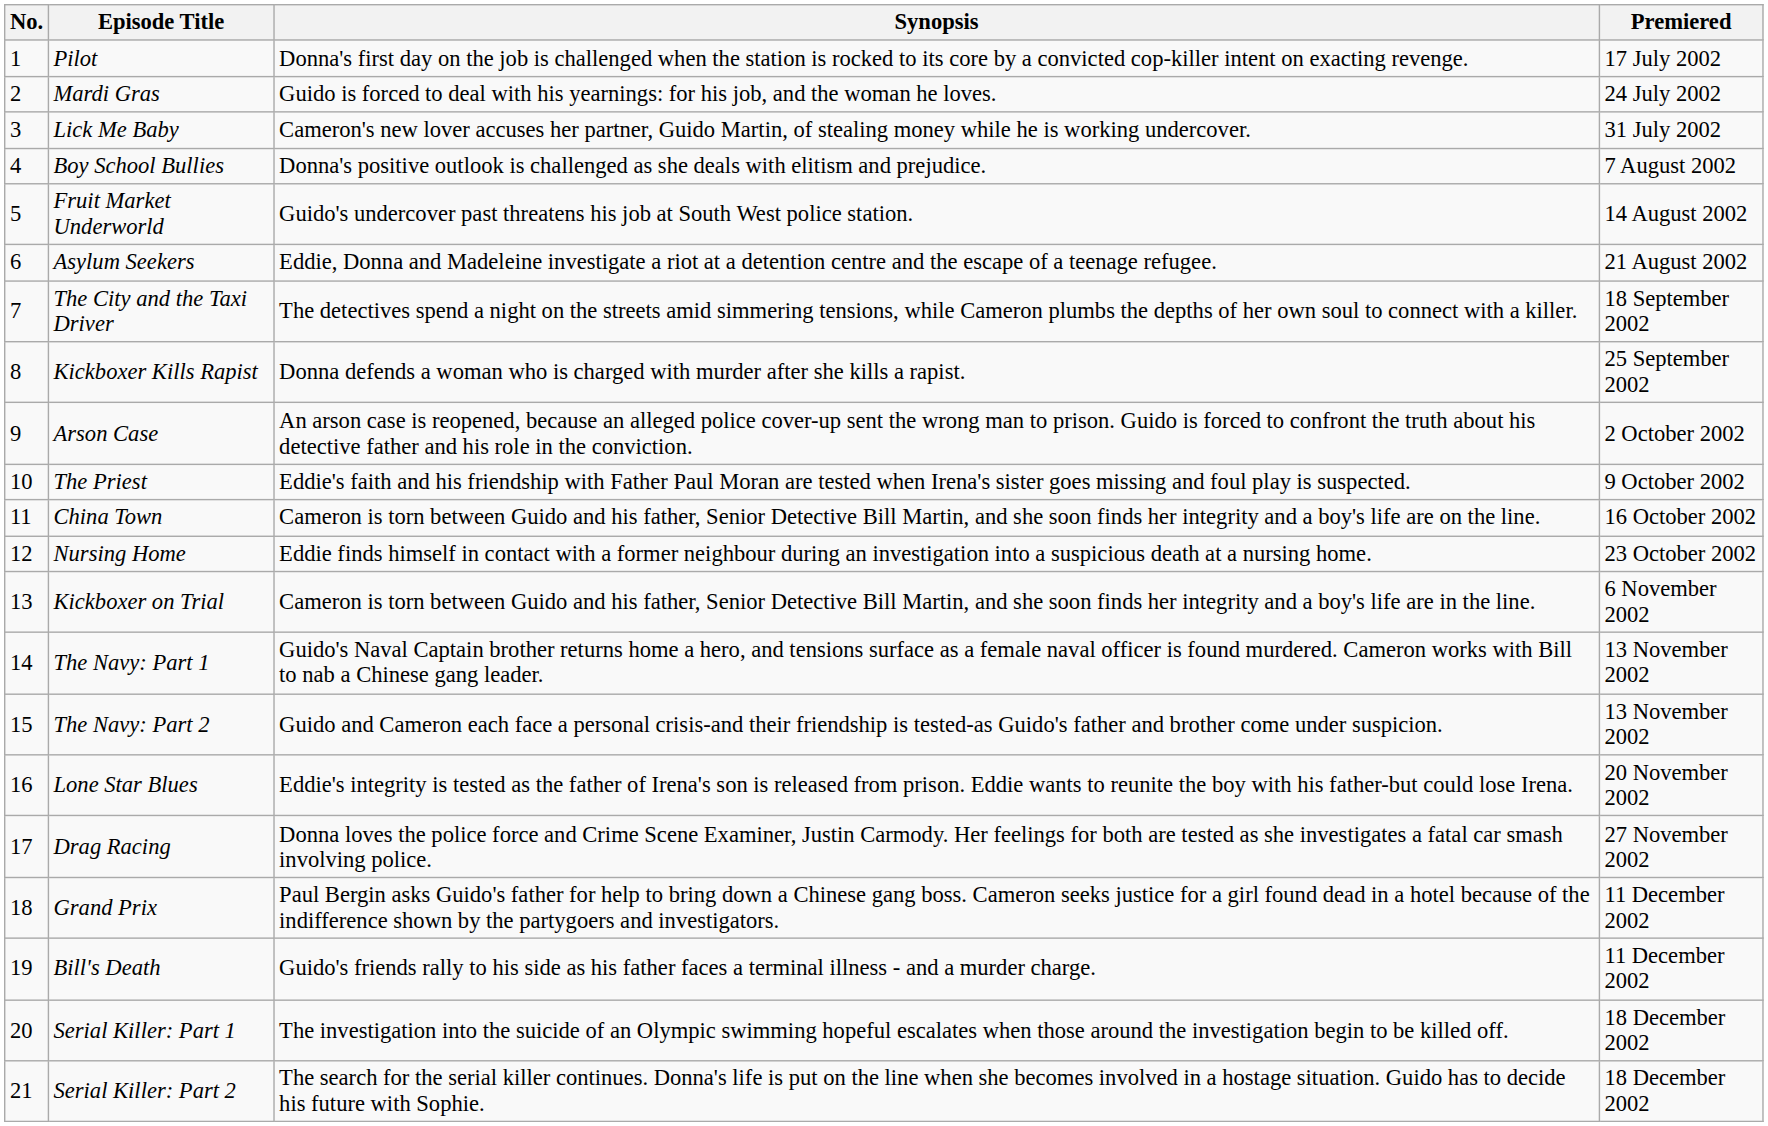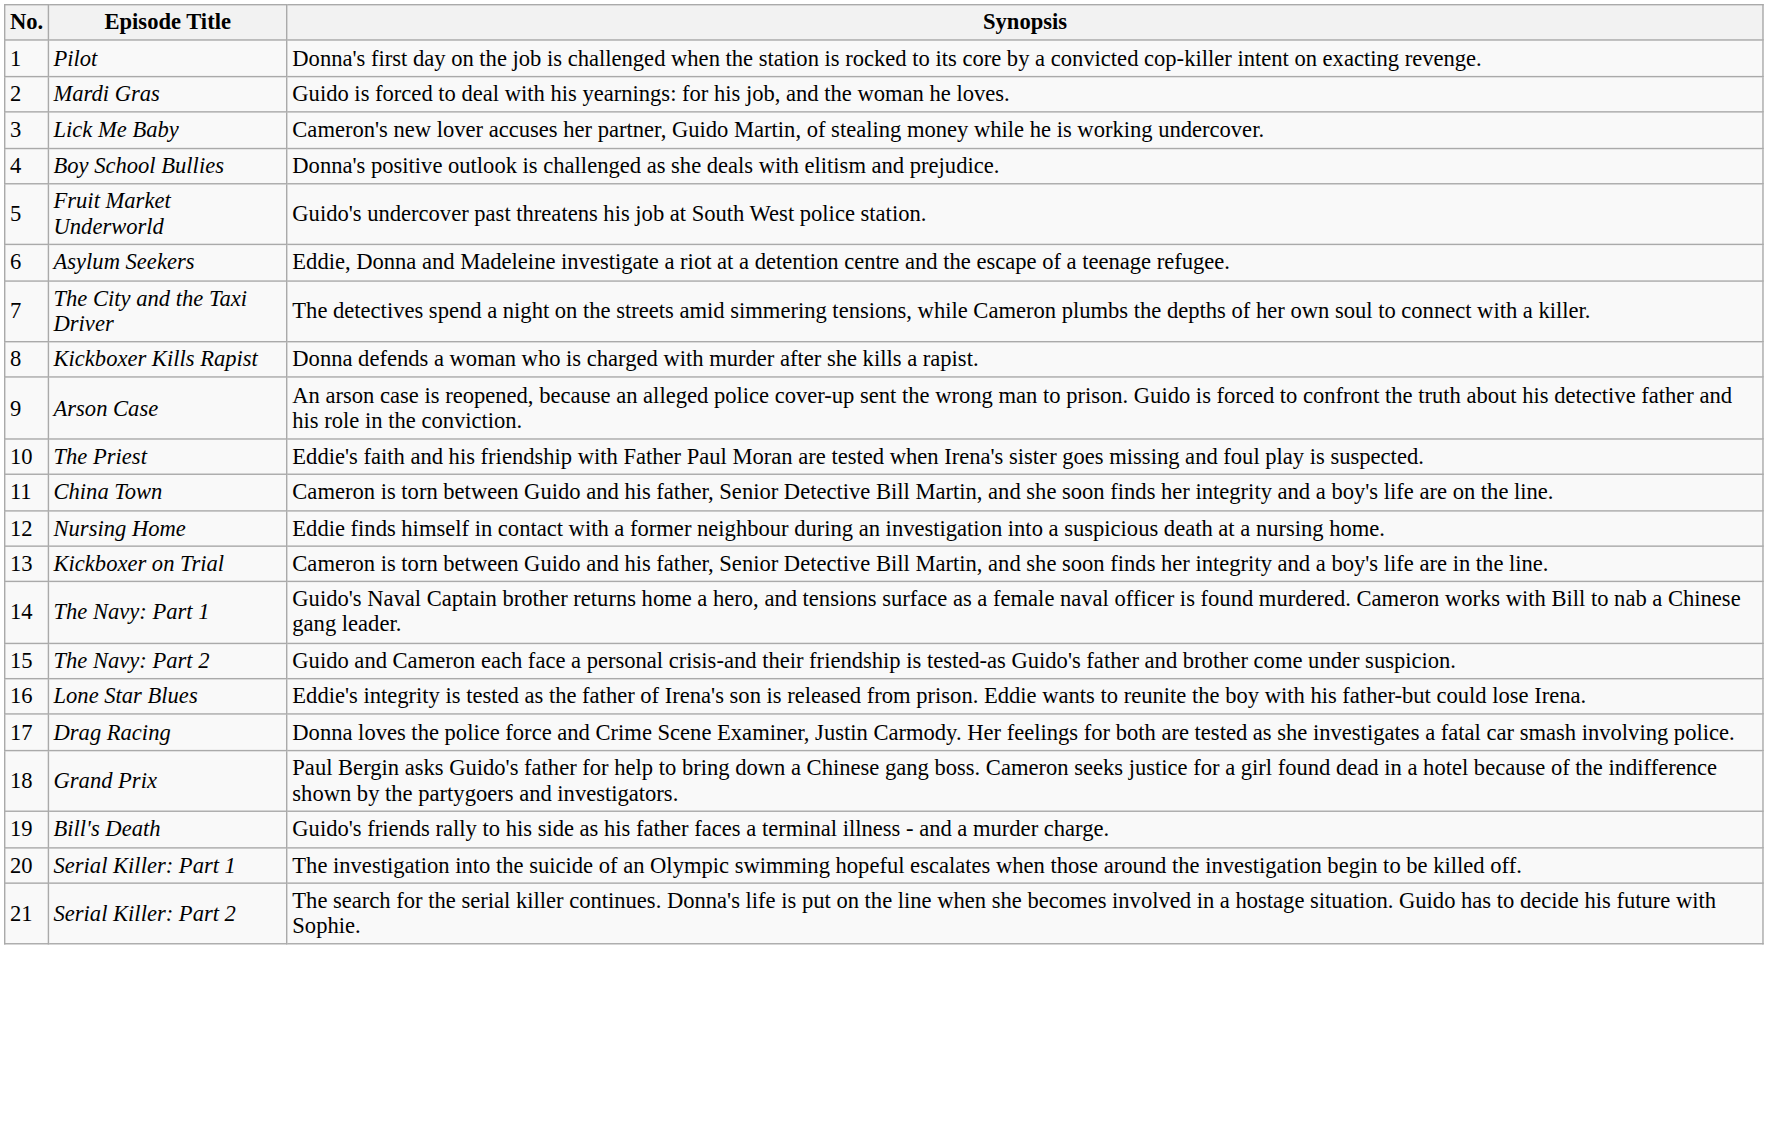- column: (1681, 22)
